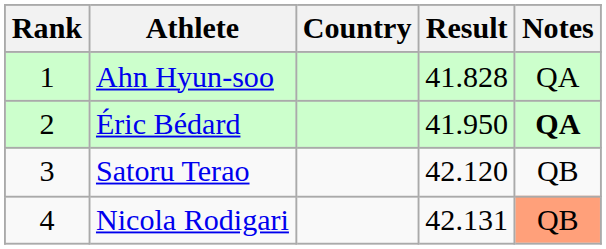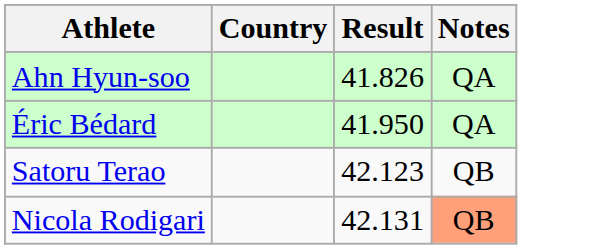- column: (47, 28)
(467, 76) 41.828 -> (383, 76) 41.826
(558, 123) bold -> (474, 123) normal
(467, 171) 42.120 -> (383, 171) 42.123
